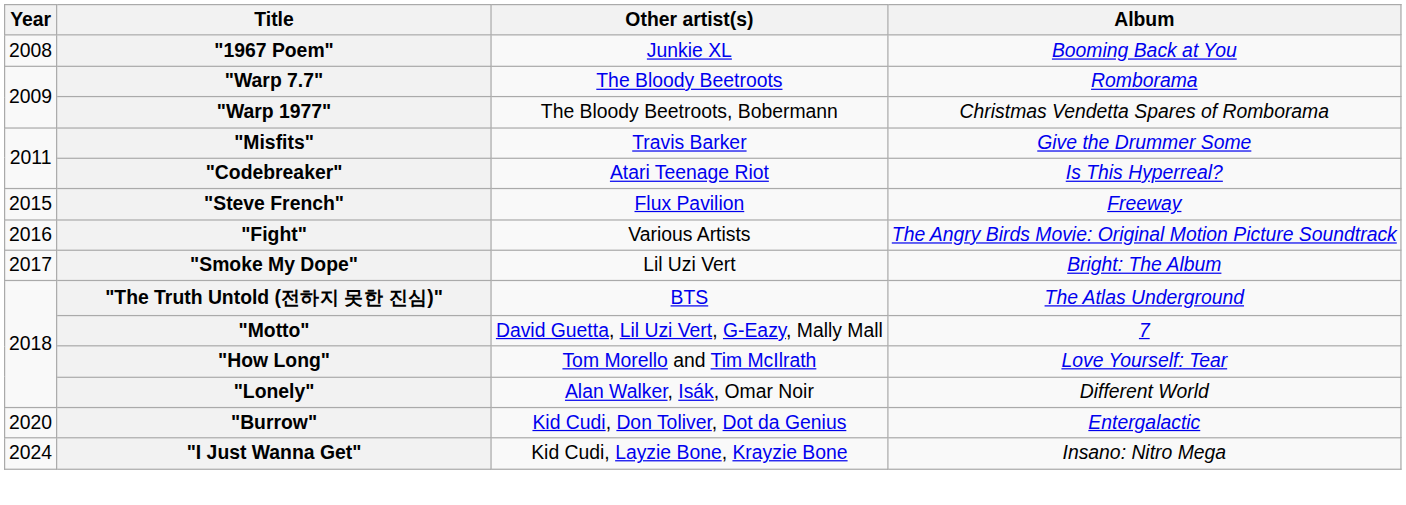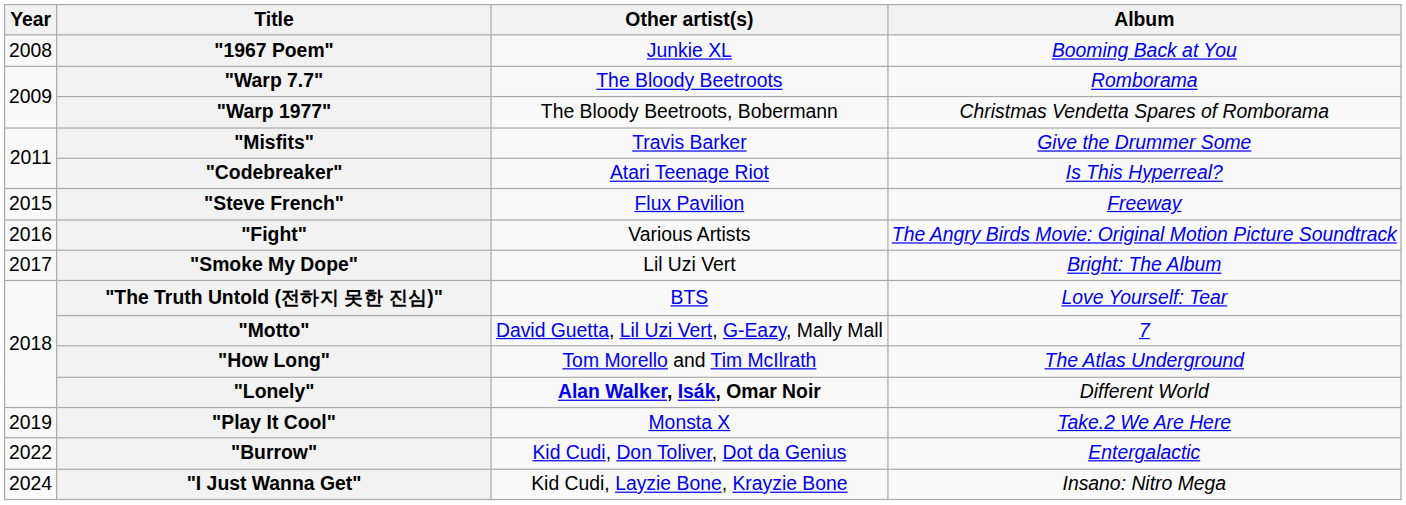(1144, 298) The Atlas Underground -> (1144, 298) Love Yourself: Tear
(1144, 361) Love Yourself: Tear -> (1144, 361) The Atlas Underground
(689, 391) normal -> (689, 391) bold
+ row: (274, 422)
(31, 422) 2020 -> (31, 453) 2022
